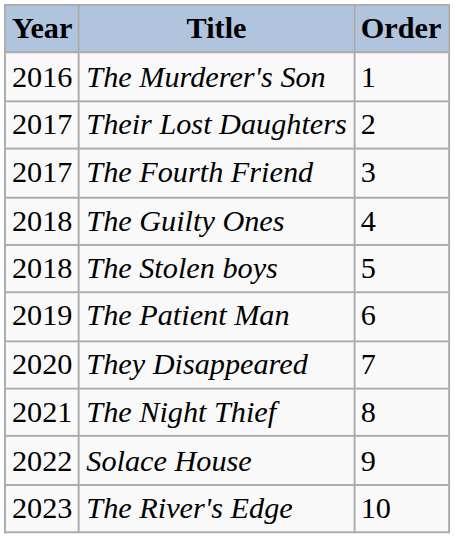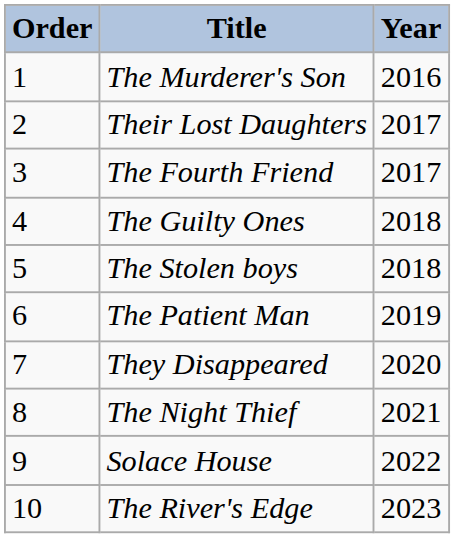columns swapped: (401, 28) <-> (42, 28)
